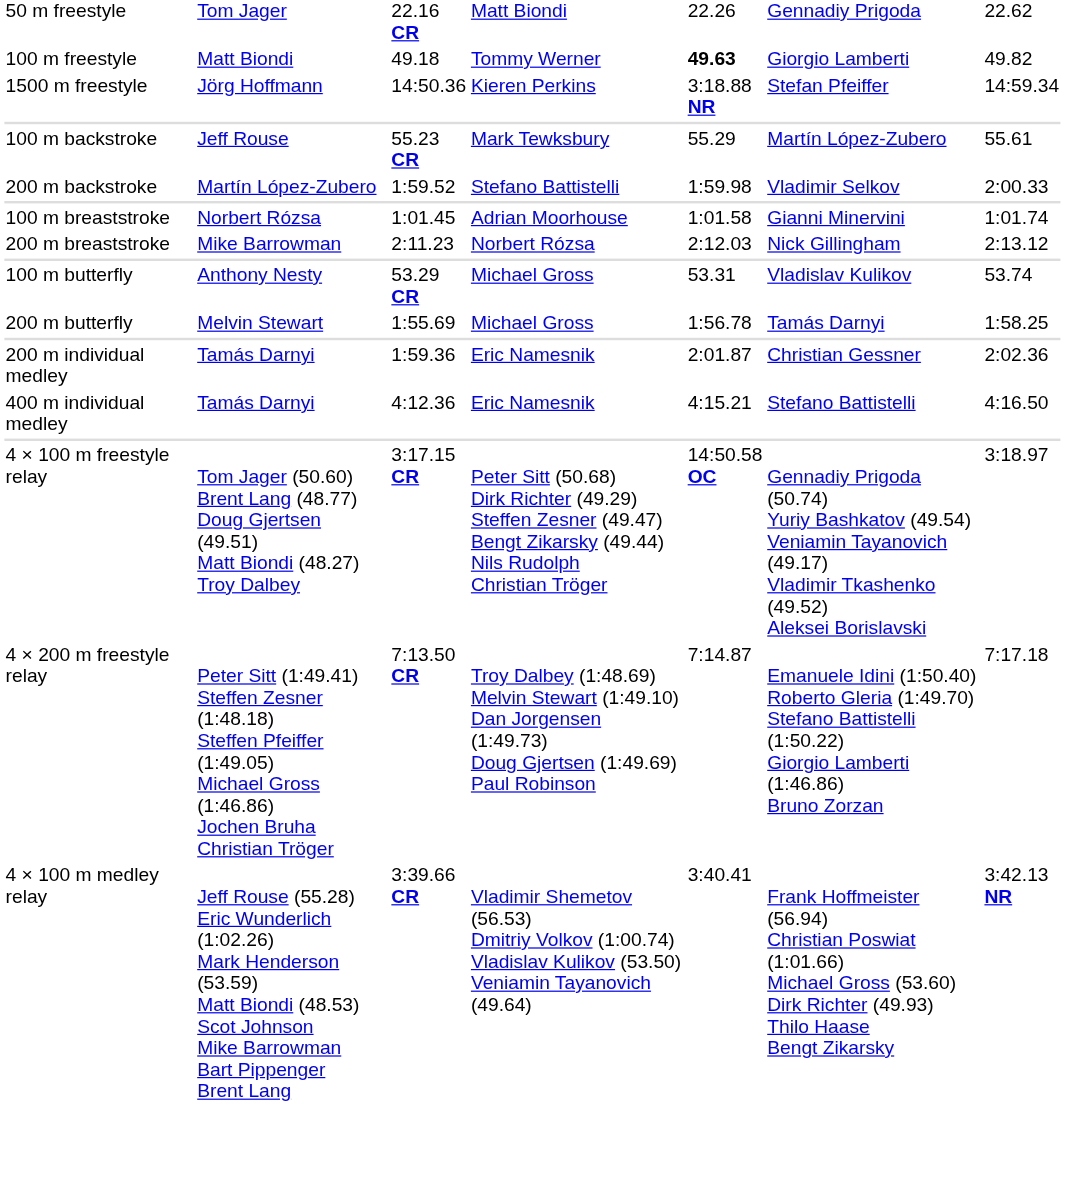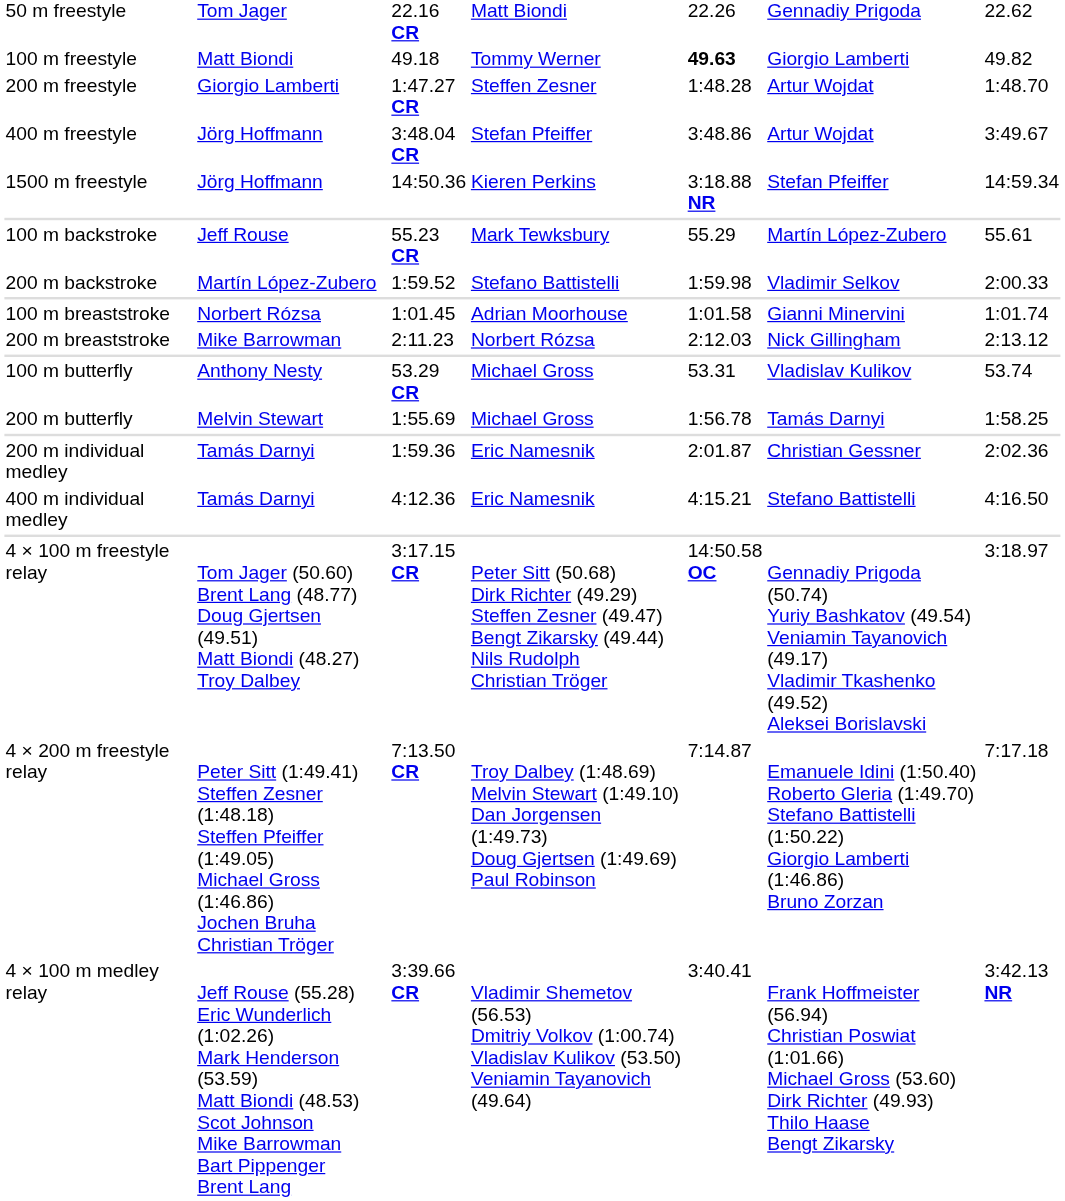+ row: (71, 85)
+ row: (71, 133)
